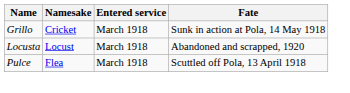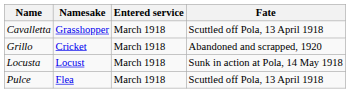+ row: (29, 29)
(248, 29) Sunk in action at Pola, 14 May 1918 -> (255, 46) Abandoned and scrapped, 1920
(238, 46) Abandoned and scrapped, 1920 -> (266, 63) Sunk in action at Pola, 14 May 1918
